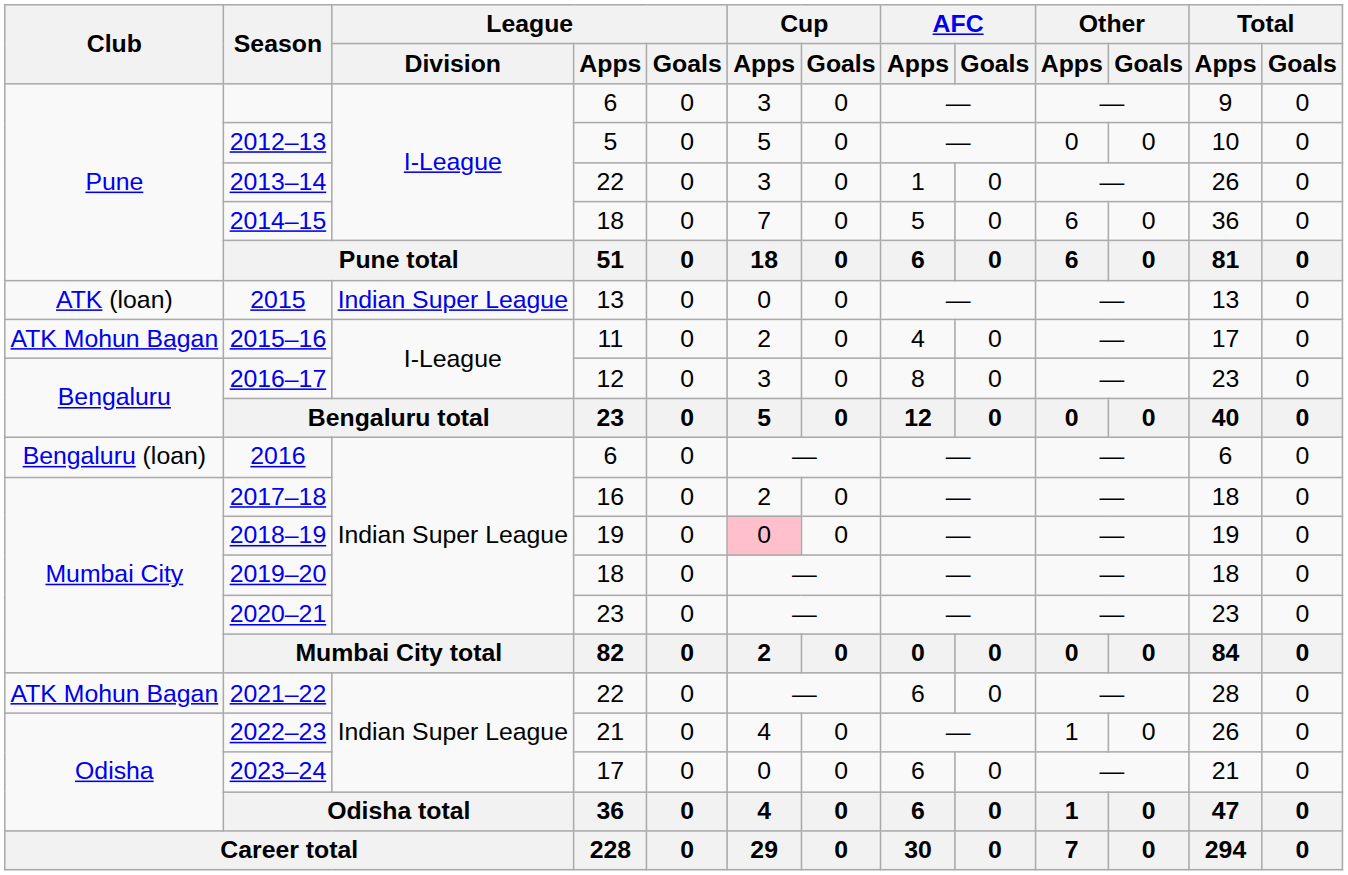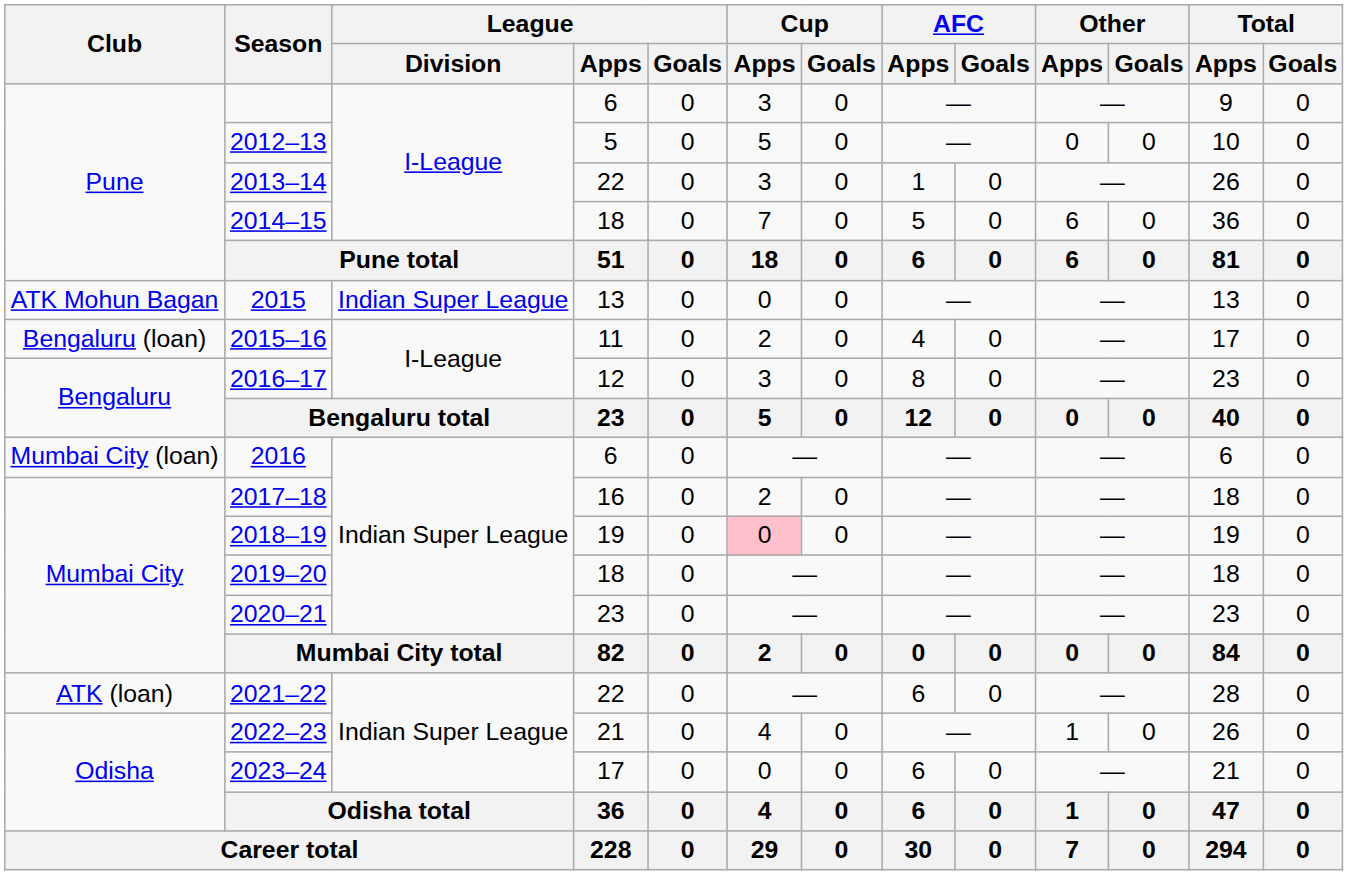(114, 299) ATK (loan) -> (115, 299) ATK Mohun Bagan
(114, 338) ATK Mohun Bagan -> (115, 338) Bengaluru (loan)
(114, 456) Bengaluru (loan) -> (115, 456) Mumbai City (loan)
(114, 692) ATK Mohun Bagan -> (115, 692) ATK (loan)
